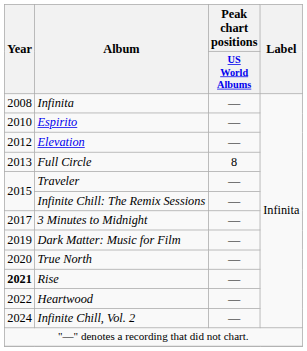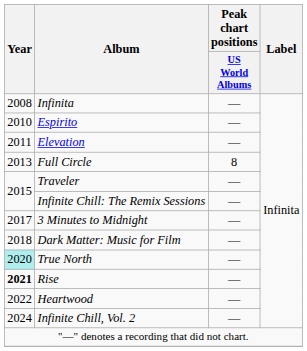(20, 142) 2012 -> (20, 142) 2011
(20, 240) 2019 -> (20, 240) 2018
(20, 259) no background -> (20, 259) paleturquoise background
